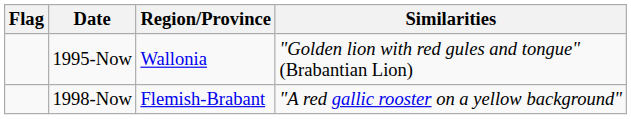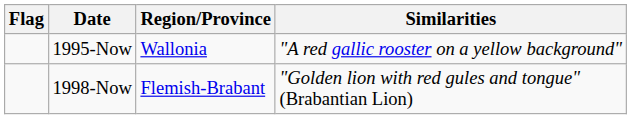(430, 59) "Golden lion with red gules and tongue" (Brabantian Lion) -> (451, 48) "A red gallic rooster on a yellow background"
(451, 98) "A red gallic rooster on a yellow background" -> (430, 88) "Golden lion with red gules and tongue" (Brabantian Lion)
